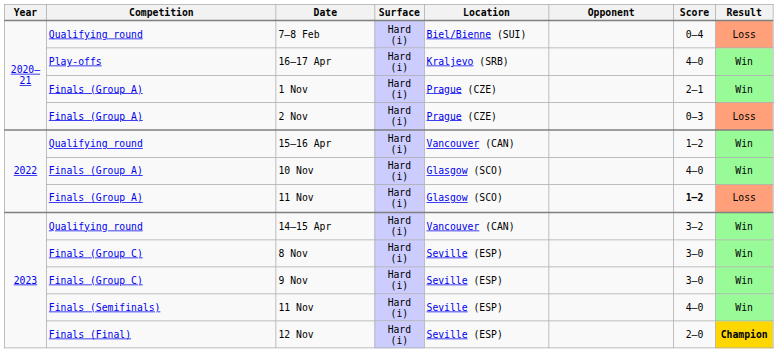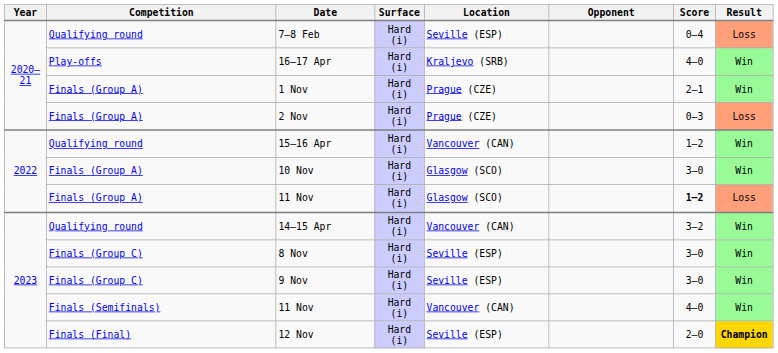(476, 35) Biel/Bienne (SUI) -> (465, 35) Seville (ESP)
(695, 171) 4–0 -> (695, 171) 3–0
(465, 307) Seville (ESP) -> (471, 307) Vancouver (CAN)
